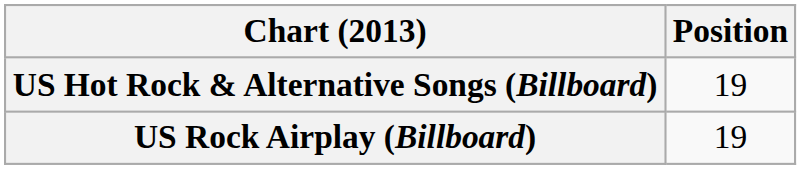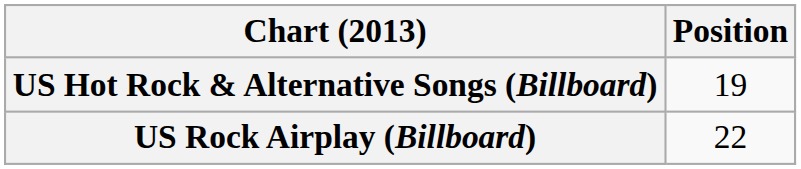(730, 137) 19 -> (730, 137) 22
